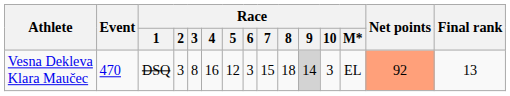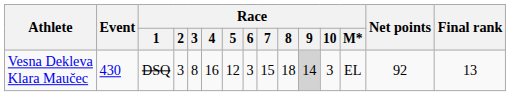(110, 70) 470 -> (110, 70) 430
(400, 70) lightsalmon background -> (400, 70) no background
